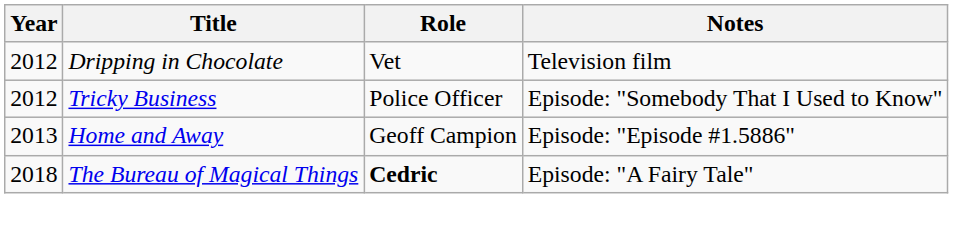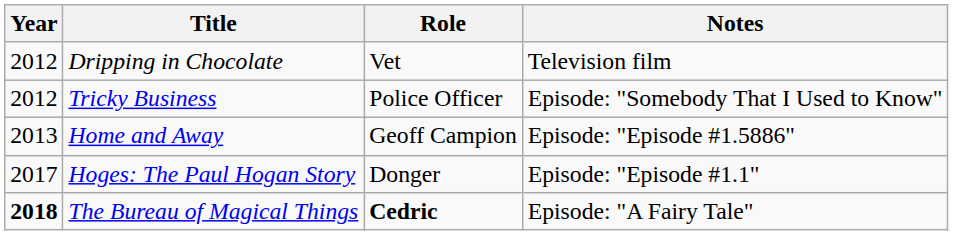+ row: (212, 173)
(34, 173) normal -> (34, 211) bold
